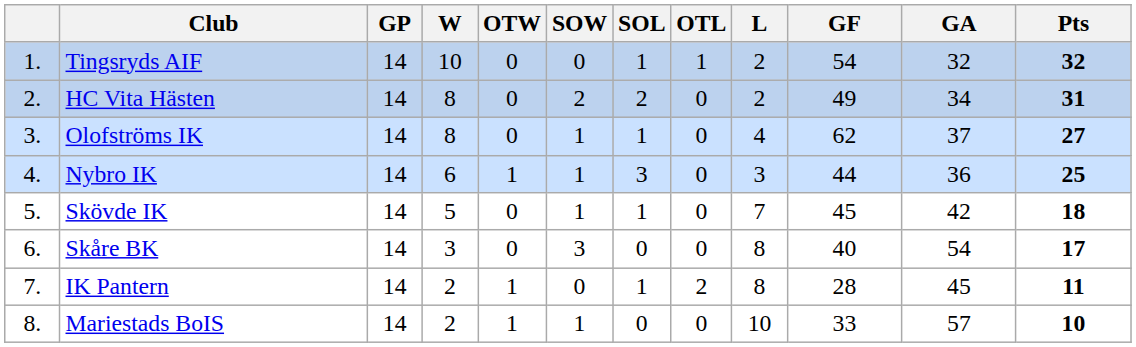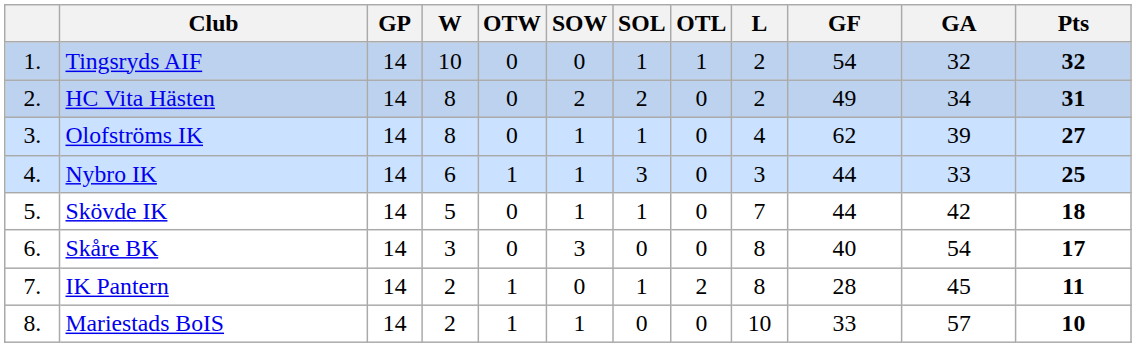(959, 135) 37 -> (959, 135) 39
(959, 173) 36 -> (959, 173) 33
(844, 211) 45 -> (844, 211) 44
